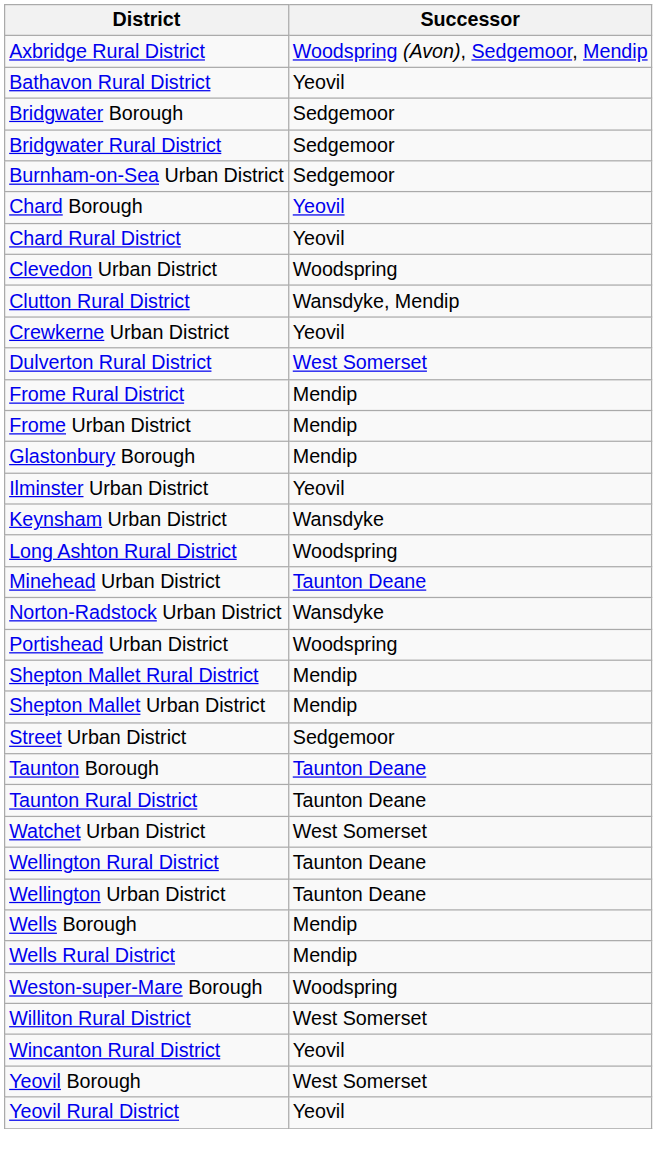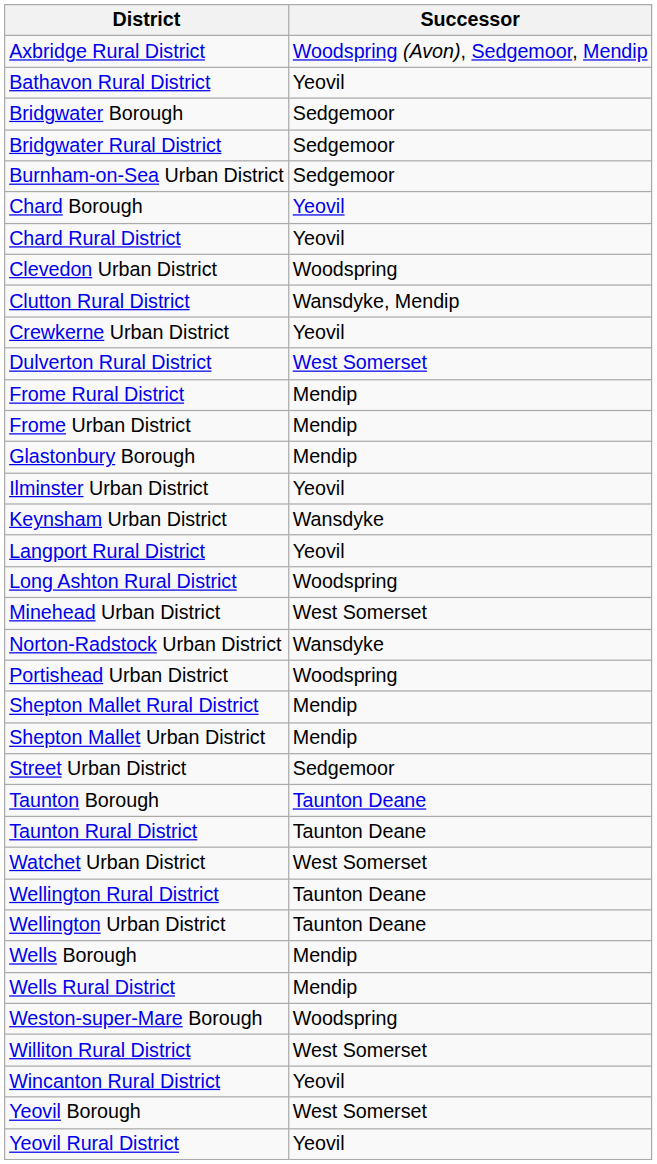+ row: (107, 550)
(360, 581) Taunton Deane -> (360, 613) West Somerset
